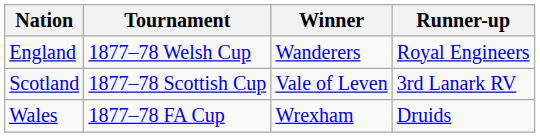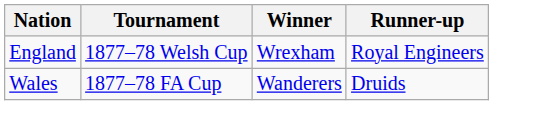(318, 52) Wanderers -> (296, 52) Wrexham
- row: (44, 83)
(314, 115) Wrexham -> (299, 83) Wanderers
